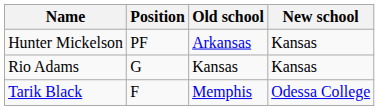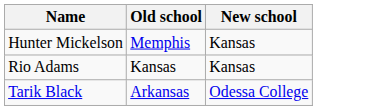- column: (158, 17)
(222, 42) Arkansas -> (160, 42) Memphis
(222, 92) Memphis -> (160, 92) Arkansas
